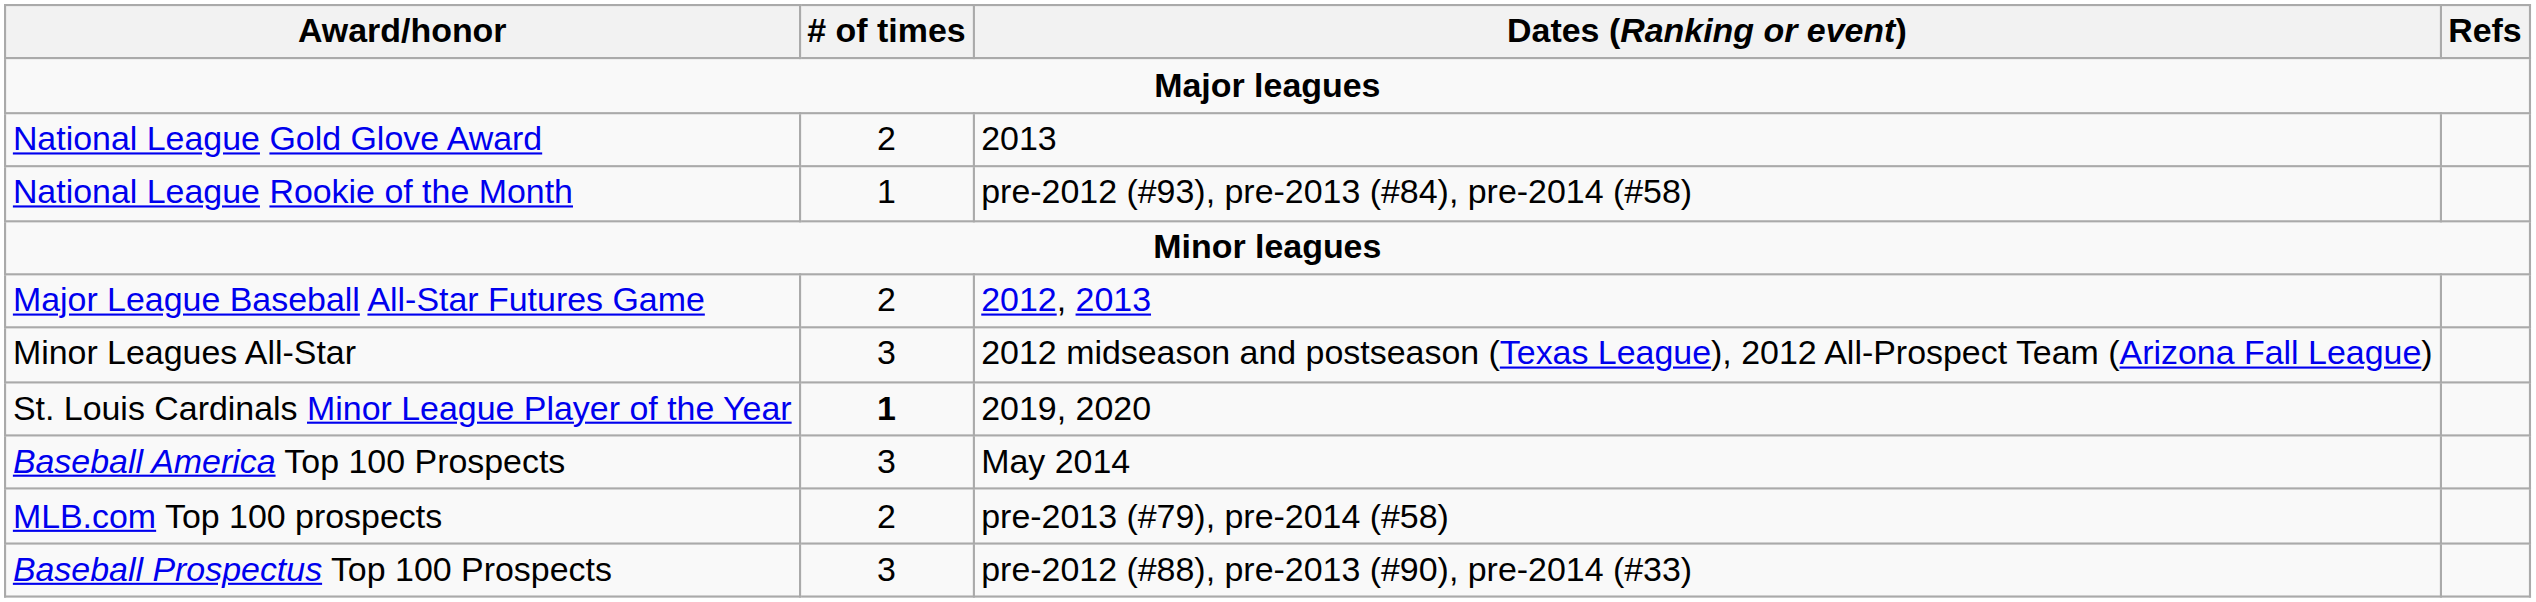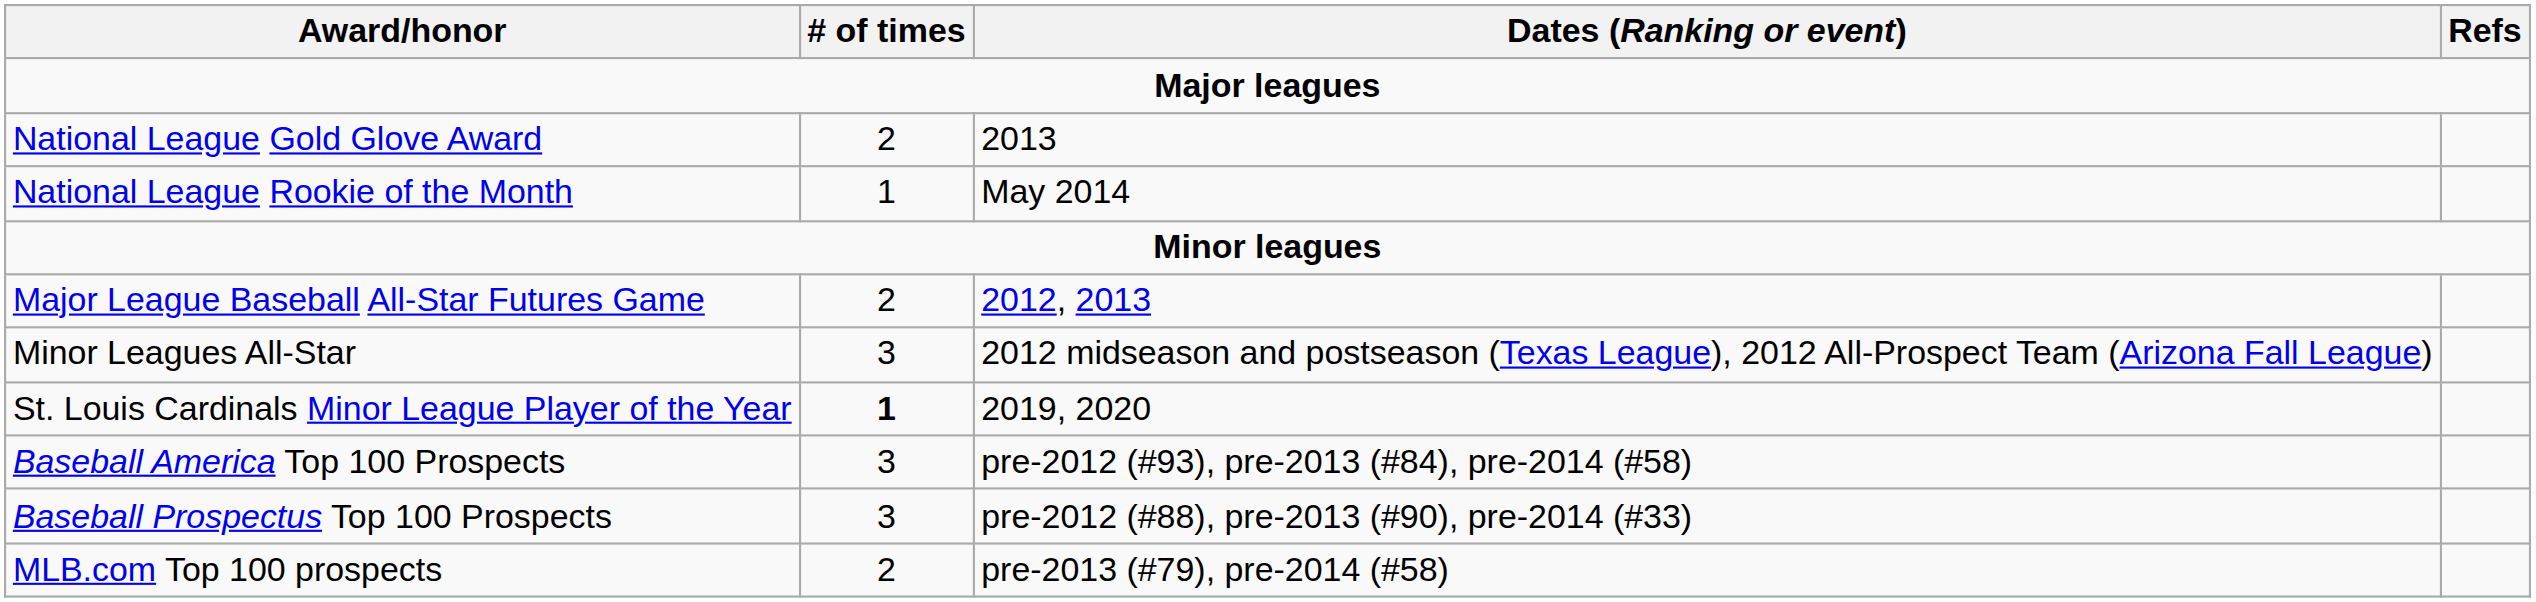(1337, 192) pre-2012 (#93), pre-2013 (#84), pre-2014 (#58) -> (1056, 192) May 2014
(1056, 461) May 2014 -> (1337, 461) pre-2012 (#93), pre-2013 (#84), pre-2014 (#58)
rows swapped: (228, 515) <-> (312, 569)
